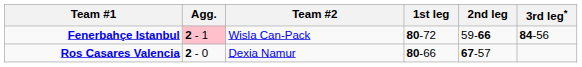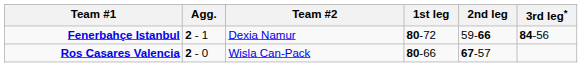(197, 35) pink background -> (197, 35) no background
(269, 35) Wisla Can-Pack -> (262, 35) Dexia Namur
(262, 53) Dexia Namur -> (269, 53) Wisla Can-Pack
